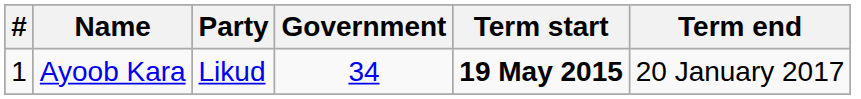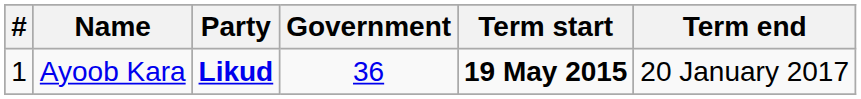(232, 71) normal -> (236, 71) bold
(364, 71) 34 -> (369, 71) 36
